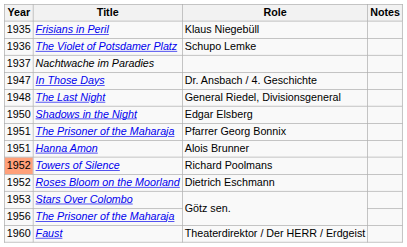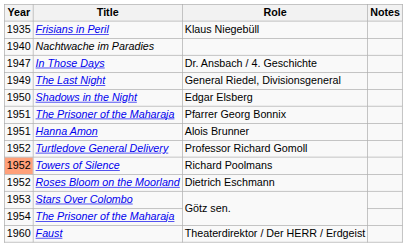- row: (106, 47)
(19, 64) 1937 -> (19, 47) 1940
(19, 98) 1948 -> (19, 81) 1949
+ row: (102, 149)
(19, 217) 1956 -> (19, 217) 1954
